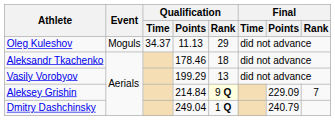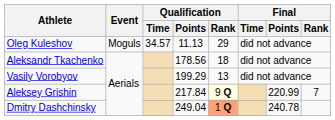(158, 45) 34.37 -> (158, 45) 34.57
(191, 60) 178.46 -> (191, 60) 178.56
(191, 92) 214.84 -> (191, 92) 217.84
(284, 92) 229.09 -> (284, 92) 220.99
(223, 108) no background -> (223, 108) lightsalmon background
(284, 108) 240.79 -> (284, 108) 240.78
